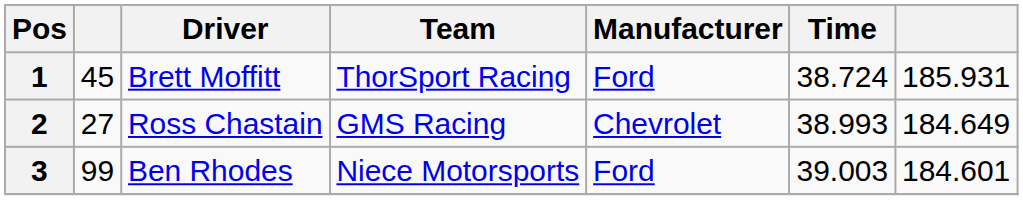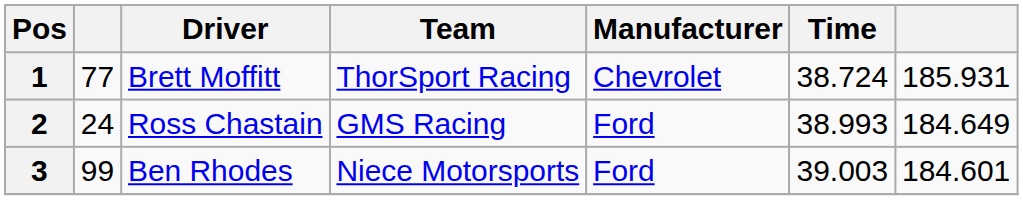(97, 76) 45 -> (97, 76) 77
(624, 76) Ford -> (657, 76) Chevrolet
(97, 124) 27 -> (97, 124) 24
(657, 124) Chevrolet -> (624, 124) Ford
